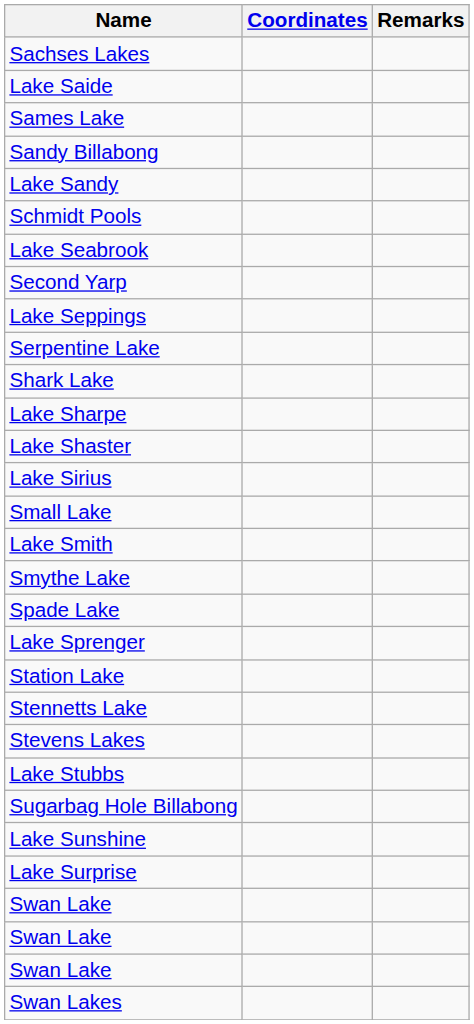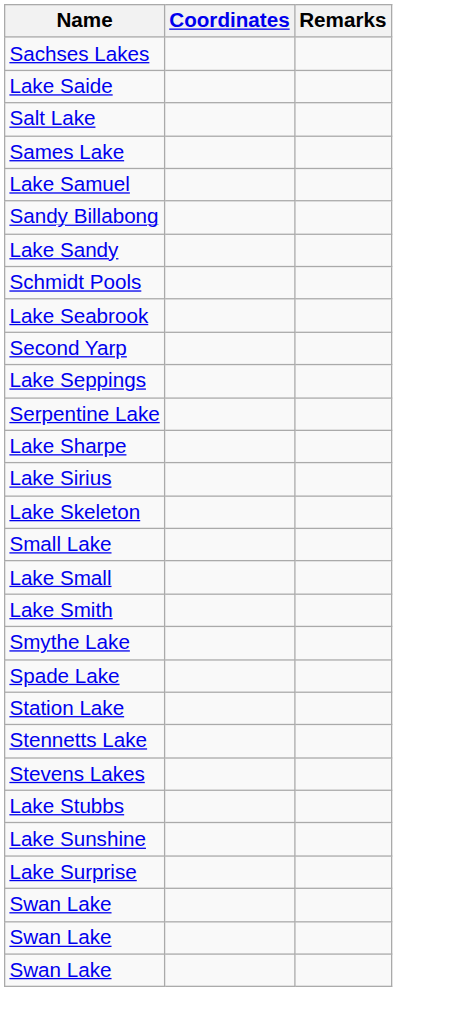+ row: (52, 119)
+ row: (70, 184)
- row: (62, 380)
- row: (70, 446)
+ row: (75, 511)
+ row: (60, 577)
- row: (77, 642)
- row: (124, 806)
- row: (66, 1002)
